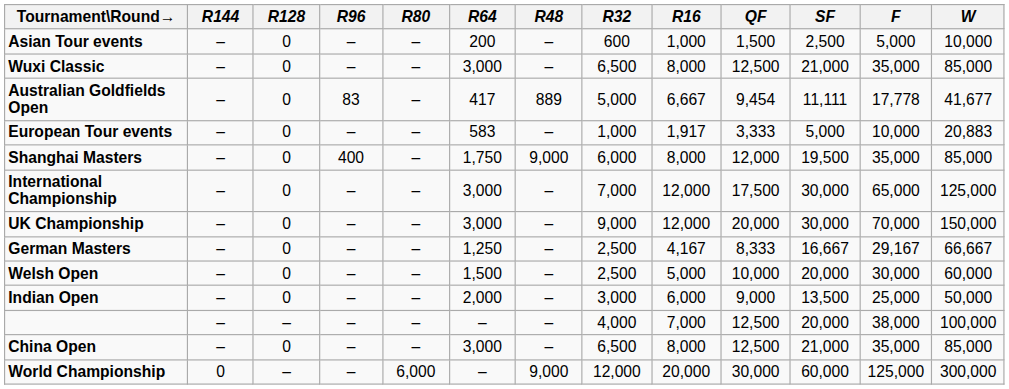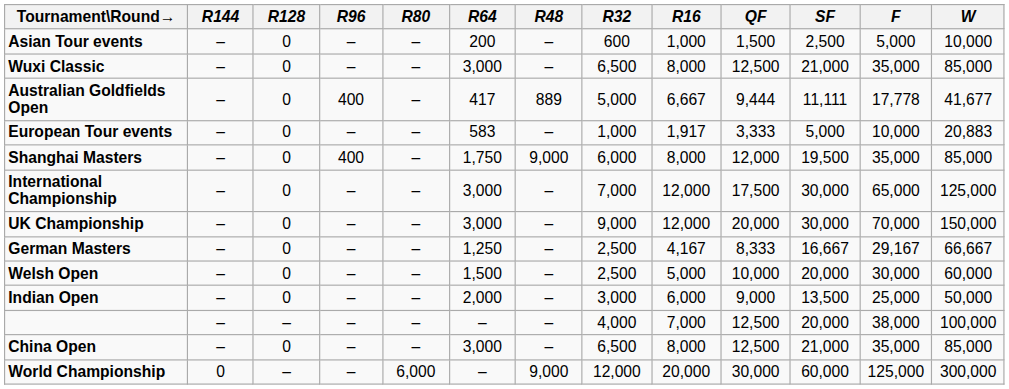(351, 99) 83 -> (351, 99) 400
(756, 99) 9,454 -> (756, 99) 9,444
